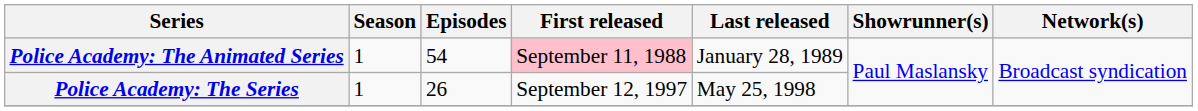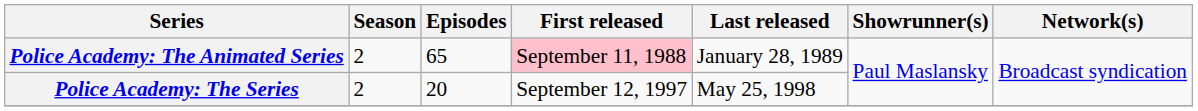(359, 55) 1 -> (359, 55) 2
(437, 55) 54 -> (437, 55) 65
(359, 88) 1 -> (359, 88) 2
(437, 88) 26 -> (437, 88) 20
